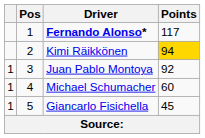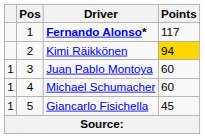(167, 69) 92 -> (167, 69) 60
